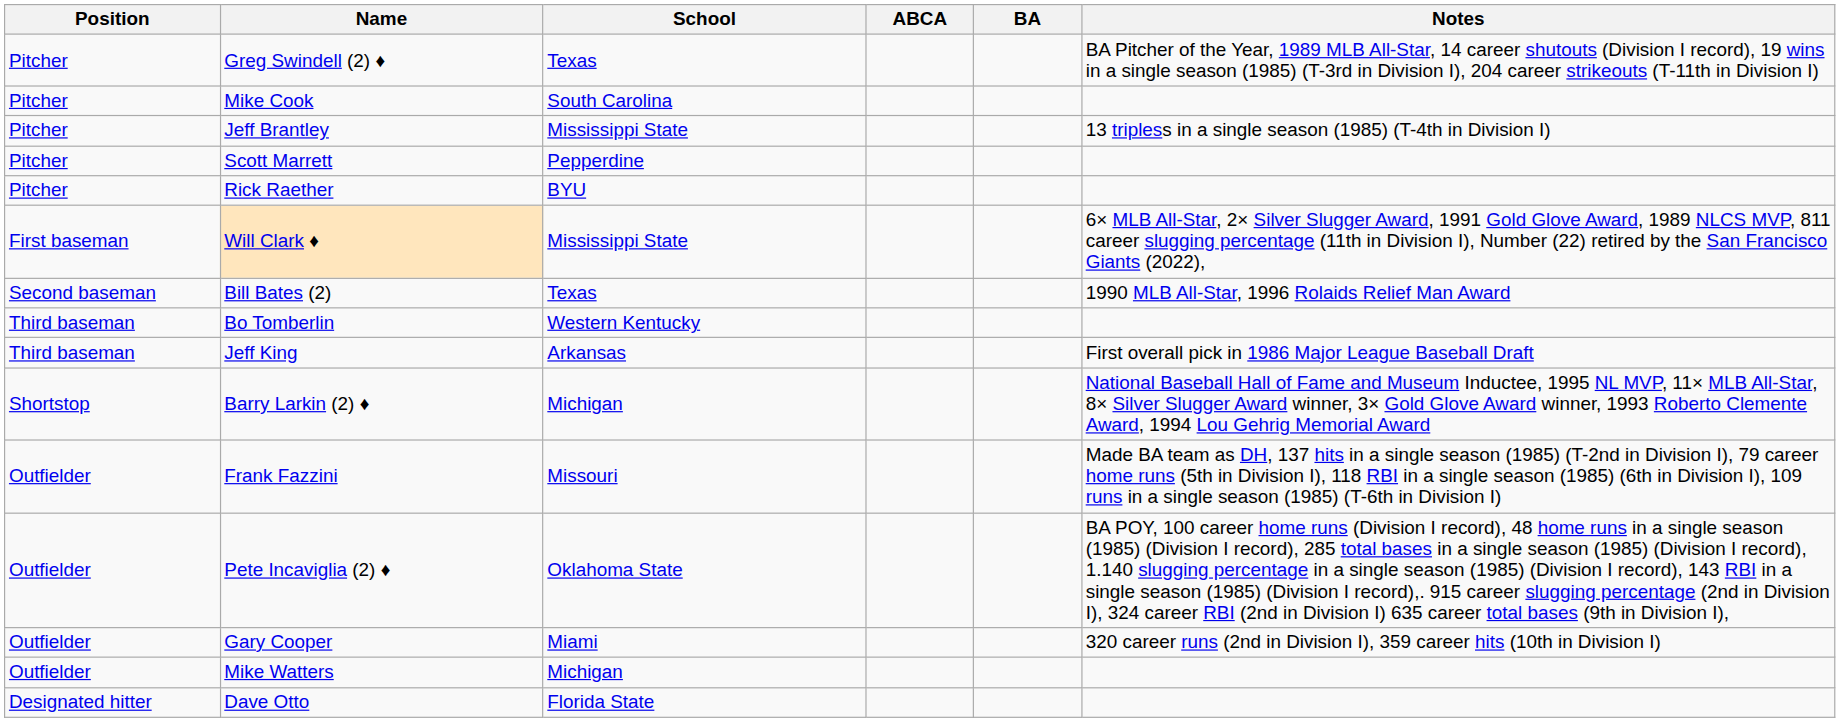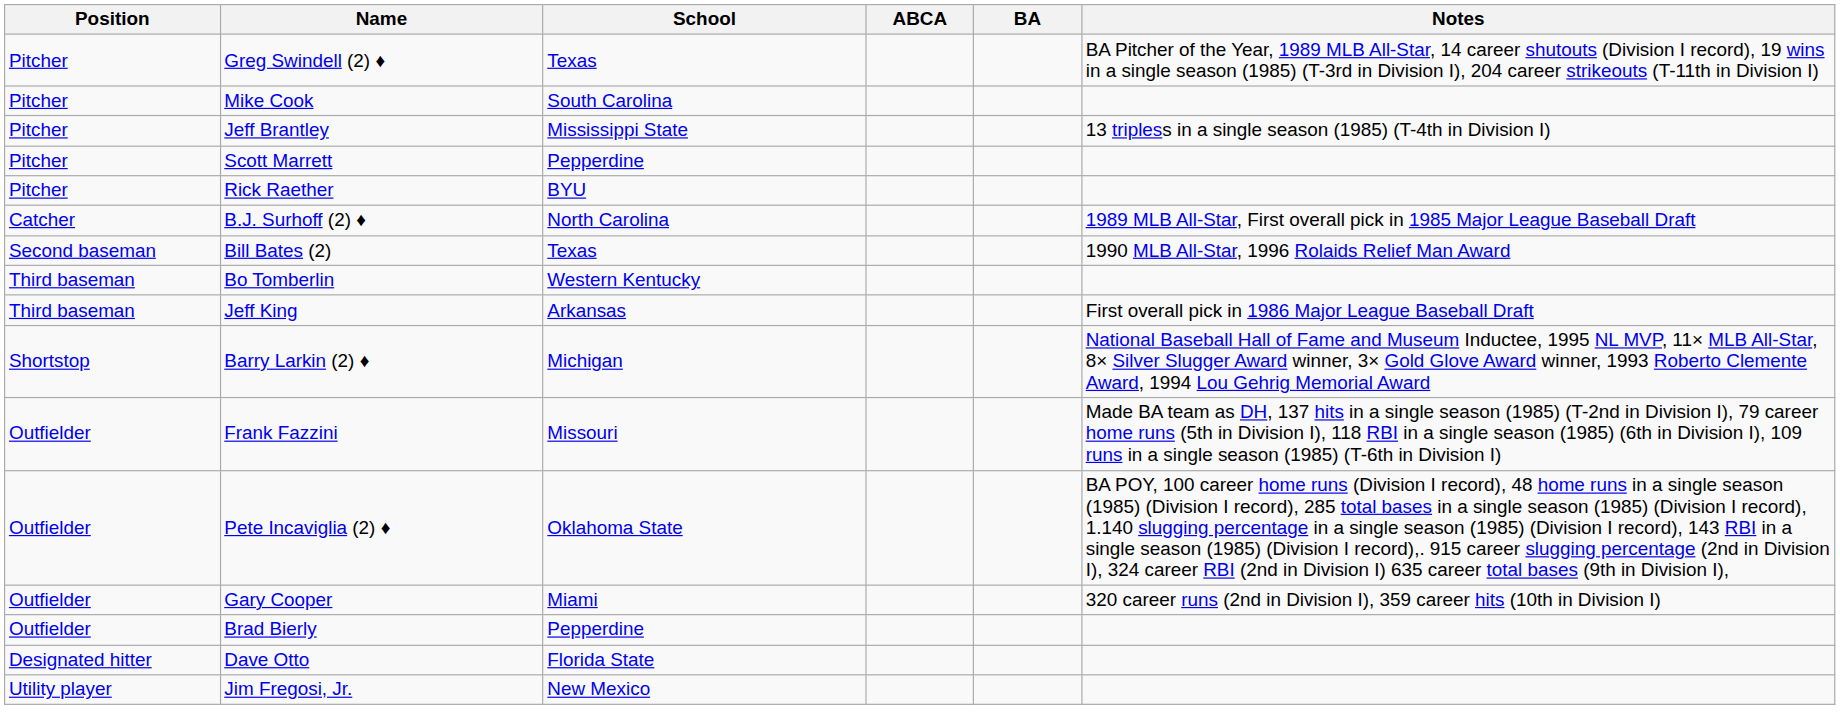+ row: (295, 220)
- row: (272, 241)
+ row: (270, 629)
- row: (279, 672)
+ row: (288, 689)
